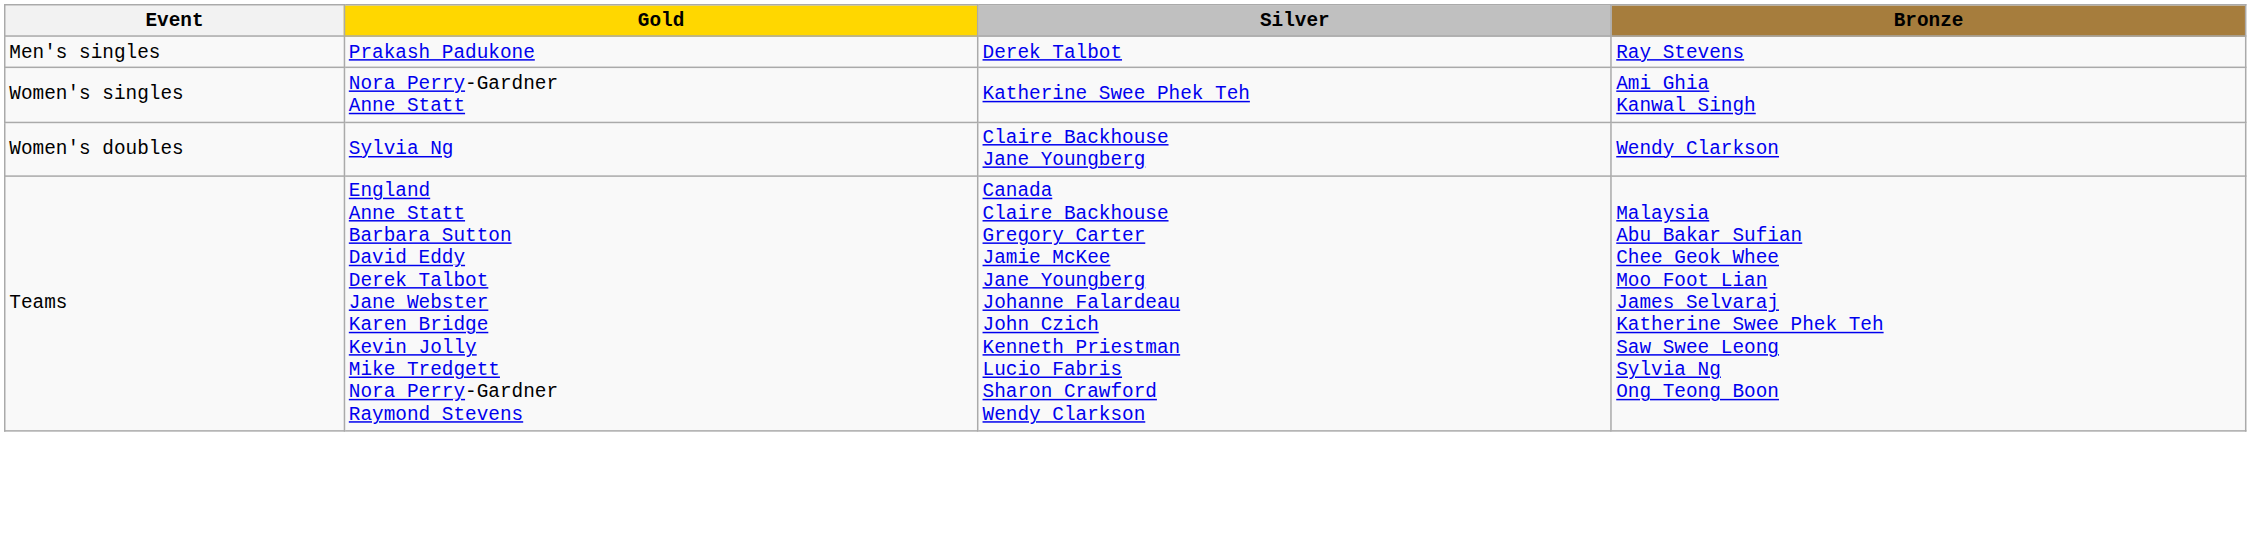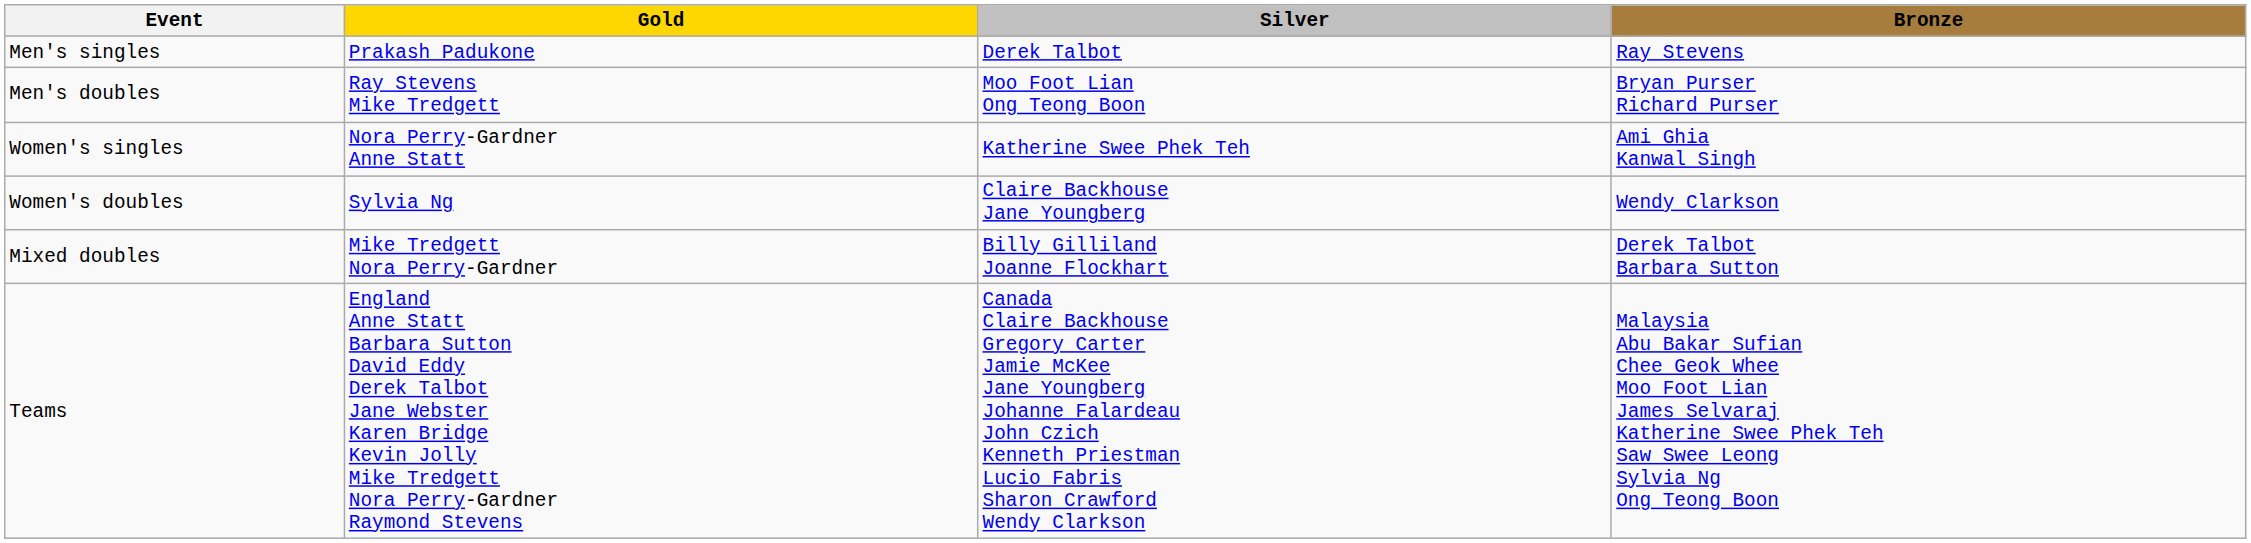+ row: (85, 95)
+ row: (85, 257)
